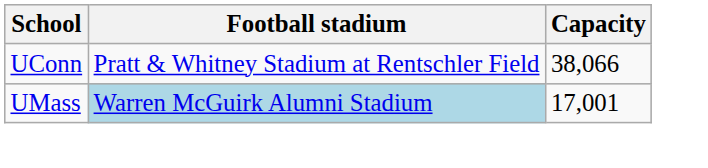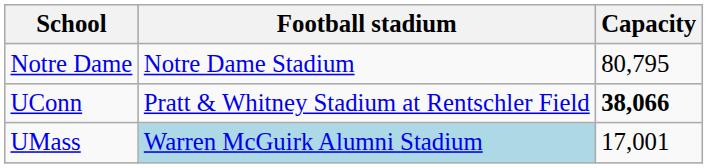+ row: (71, 63)
(585, 63) normal -> (635, 102) bold
